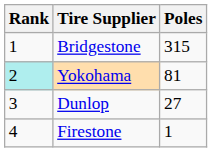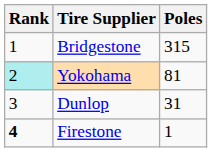(173, 103) 27 -> (173, 103) 31
(13, 132) normal -> (13, 132) bold
